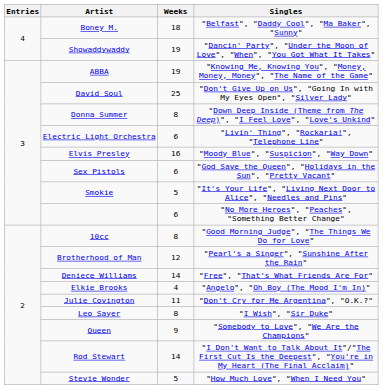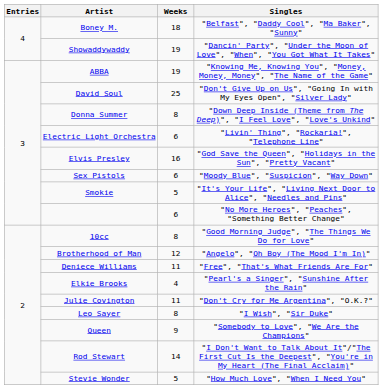(286, 154) "Moody Blue", "Suspicion", "Way Down" -> (286, 158) "God Save the Queen", "Holidays in the Sun", "Pretty Vacant"
(286, 171) "God Save the Queen", "Holidays in the Sun", "Pretty Vacant" -> (286, 175) "Moody Blue", "Suspicion", "Way Down"
(286, 258) "Pearl's a Singer", "Sunshine After the Rain" -> (286, 253) "Angelo", "Oh Boy (The Mood I'm In)"
(176, 275) 14 -> (176, 266) 11
(286, 288) "Angelo", "Oh Boy (The Mood I'm In)" -> (286, 283) "Pearl's a Singer", "Sunshine After the Rain"
